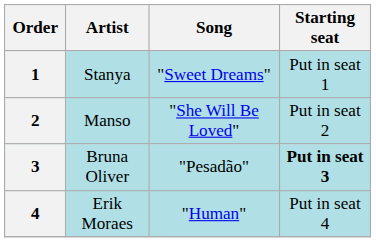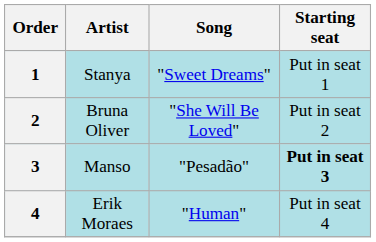(107, 120) Manso -> (107, 120) Bruna Oliver
(107, 166) Bruna Oliver -> (107, 166) Manso
